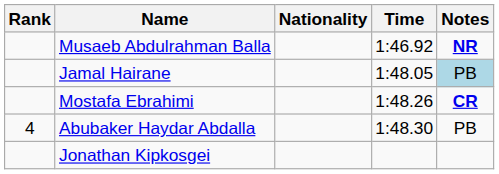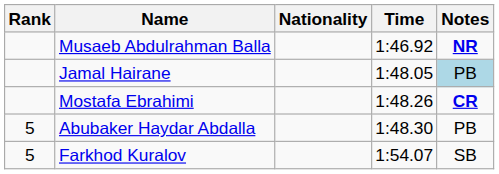(30, 128) 4 -> (30, 128) 5
+ row: (123, 156)
- row: (135, 156)
